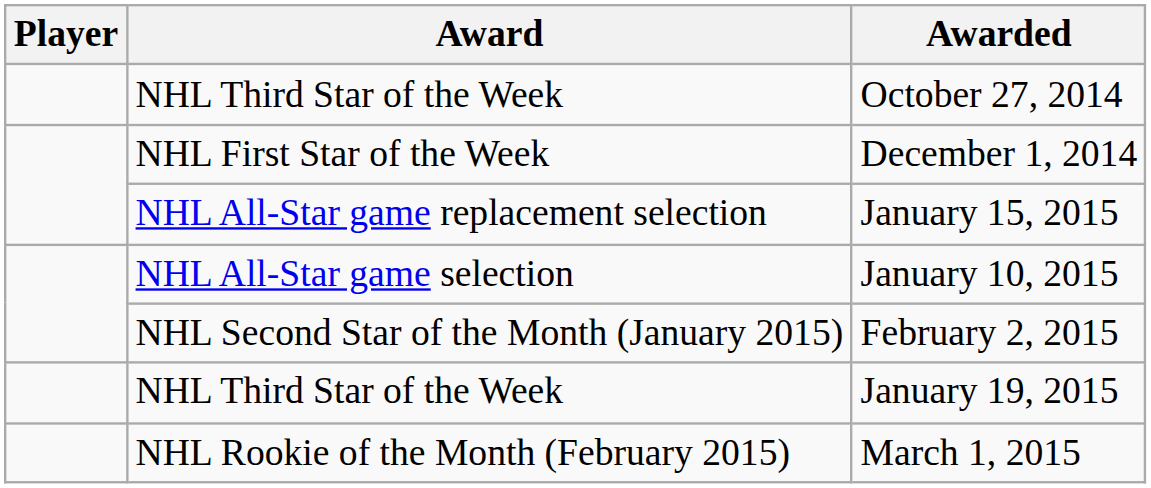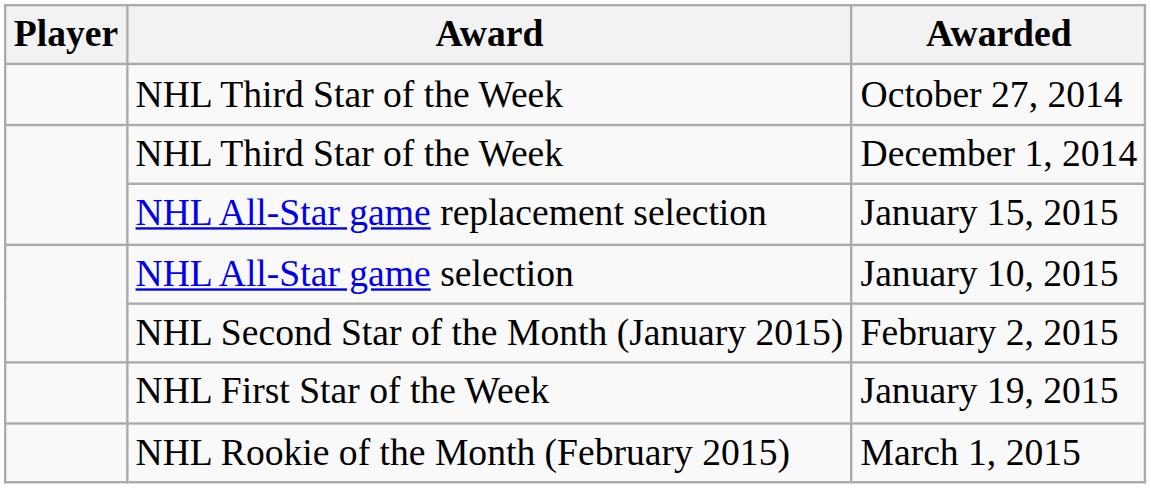(342, 153) NHL First Star of the Week -> (349, 153) NHL Third Star of the Week
(349, 392) NHL Third Star of the Week -> (342, 392) NHL First Star of the Week
